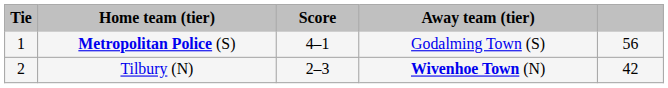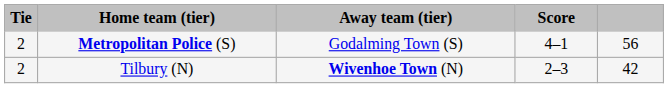columns swapped: (318, 17) <-> (478, 17)
(21, 44) 1 -> (21, 44) 2
